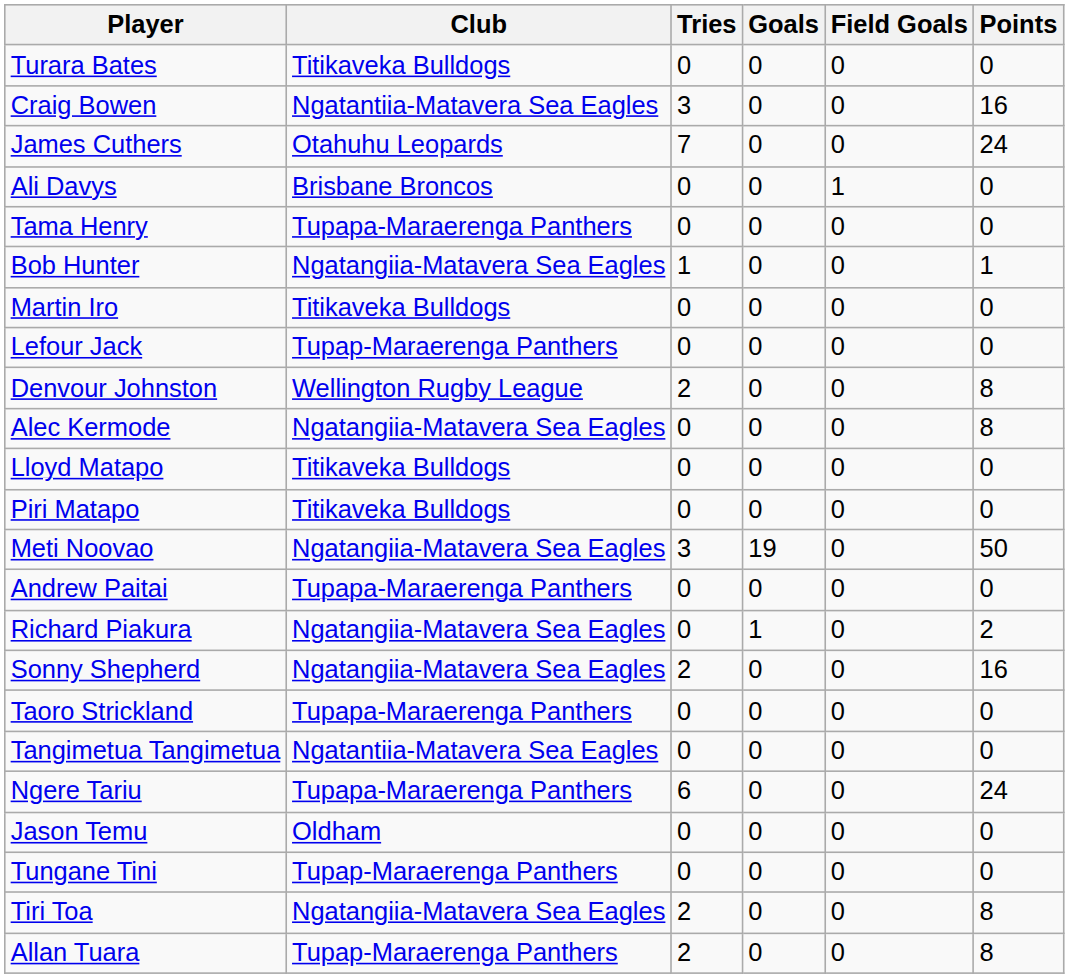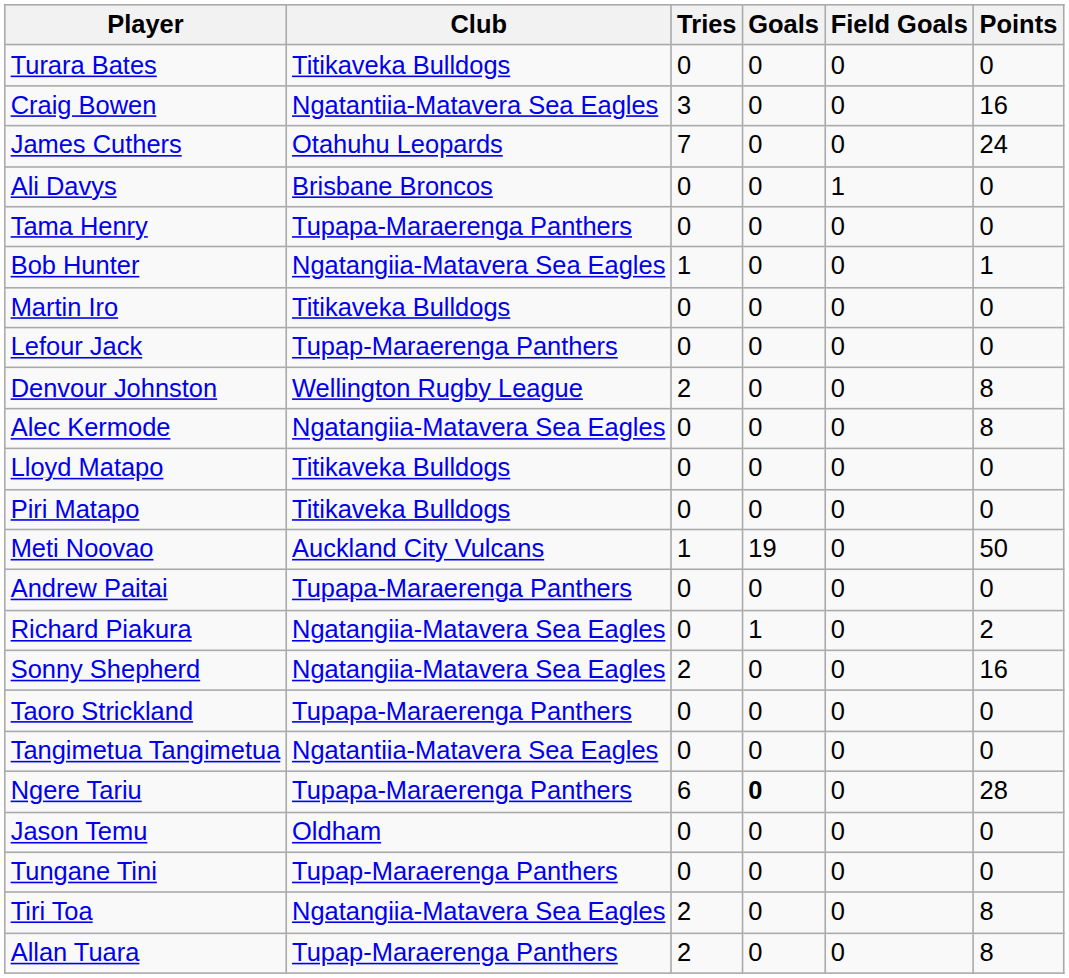(479, 549) Ngatangiia-Matavera Sea Eagles -> (418, 549) Auckland City Vulcans
(684, 549) 3 -> (684, 549) 1
(755, 791) normal -> (755, 791) bold
(994, 791) 24 -> (994, 791) 28
